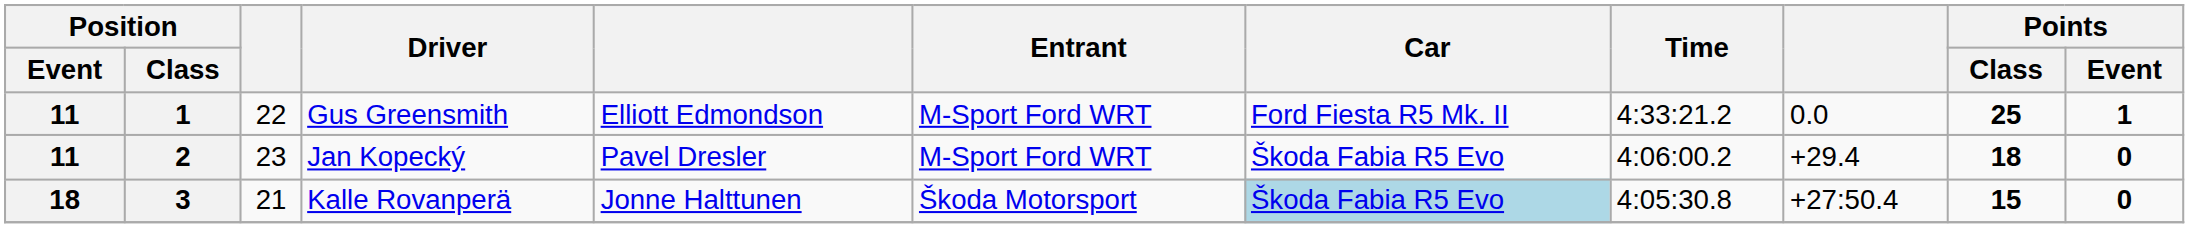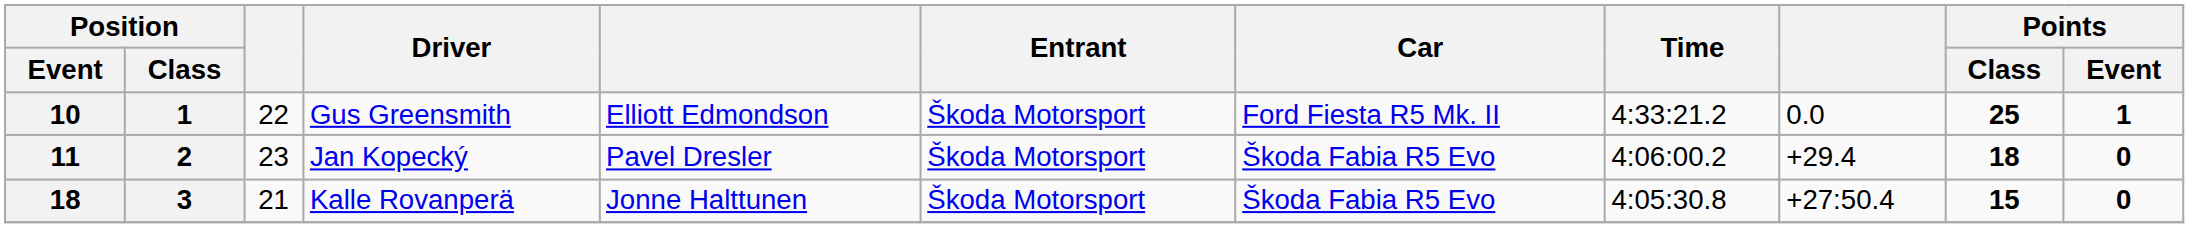(65, 113) 11 -> (65, 113) 10
(1035, 113) M-Sport Ford WRT -> (1036, 113) Škoda Motorsport
(1035, 157) M-Sport Ford WRT -> (1036, 157) Škoda Motorsport
(1378, 200) lightblue background -> (1369, 200) no background
